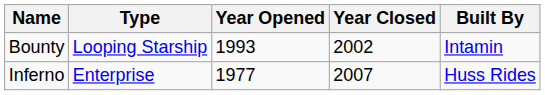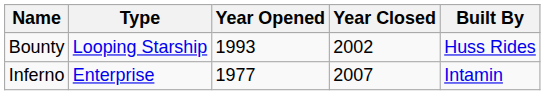(474, 47) Intamin -> (490, 47) Huss Rides
(490, 75) Huss Rides -> (474, 75) Intamin
